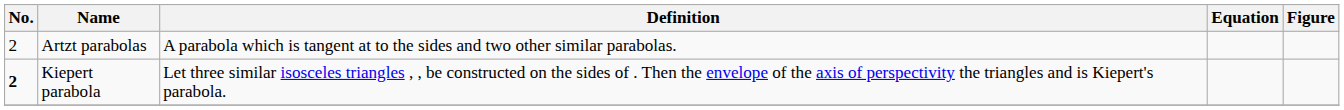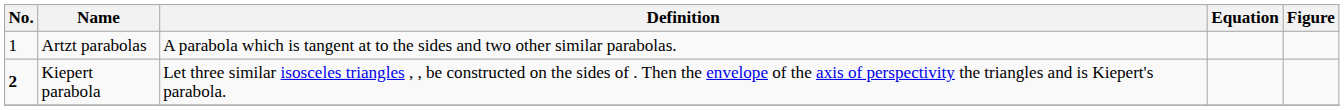(13, 45) 2 -> (13, 45) 1
